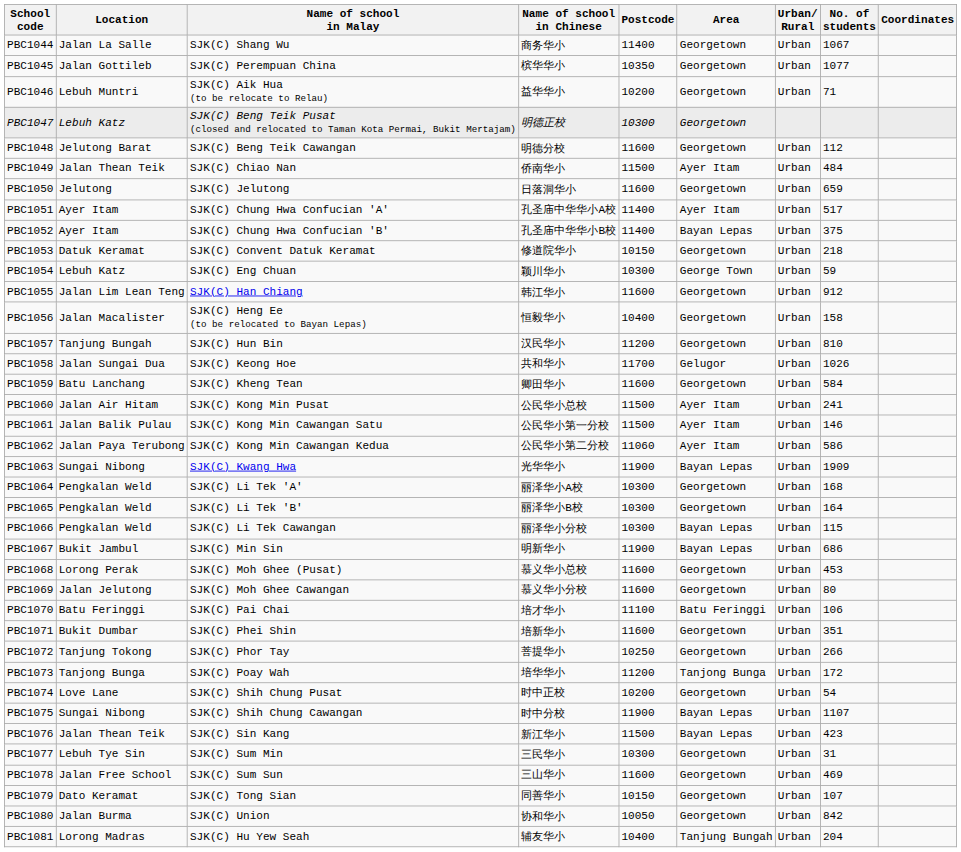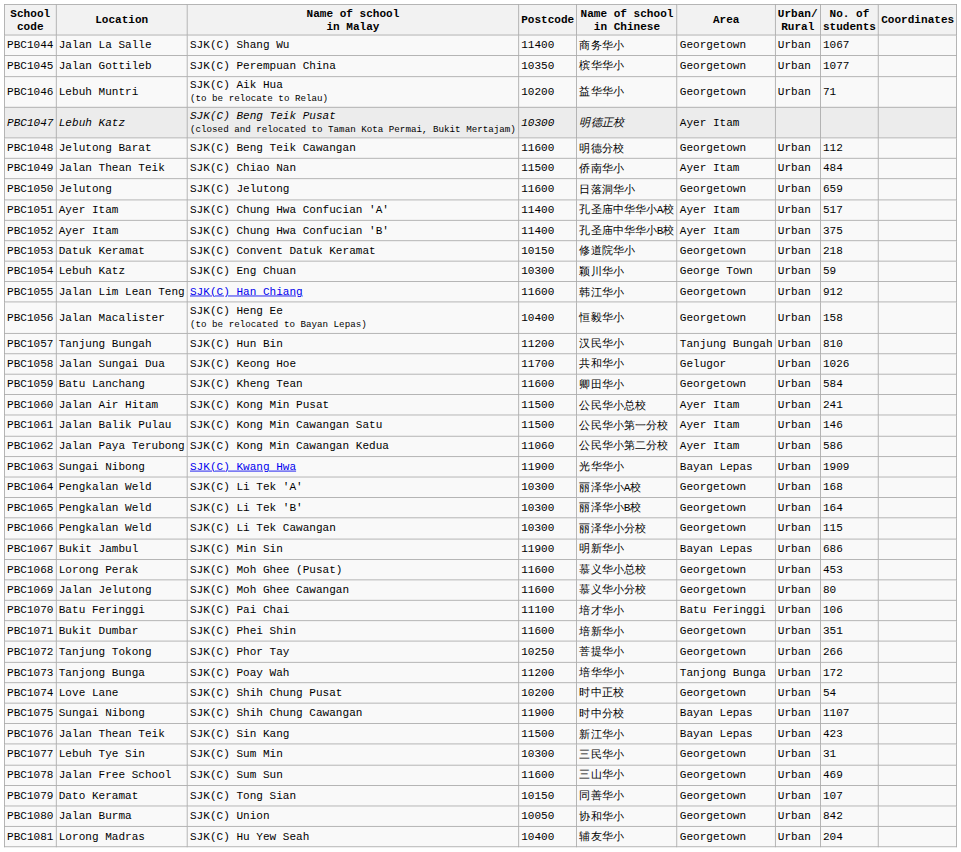columns swapped: (569, 20) <-> (648, 20)
(713, 122) Georgetown -> (710, 122) Ayer Itam
(716, 230) Bayan Lepas -> (710, 230) Ayer Itam
(713, 343) Georgetown -> (726, 343) Tanjung Bungah
(716, 528) Bayan Lepas -> (713, 528) Georgetown
(726, 837) Tanjung Bungah -> (713, 837) Georgetown
